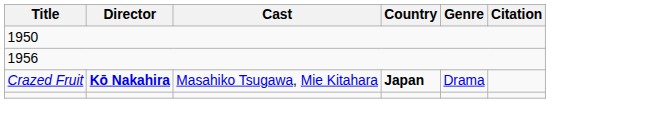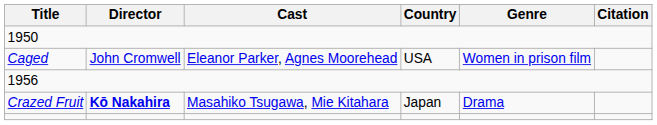+ row: (28, 59)
(404, 80) bold -> (422, 102) normal
